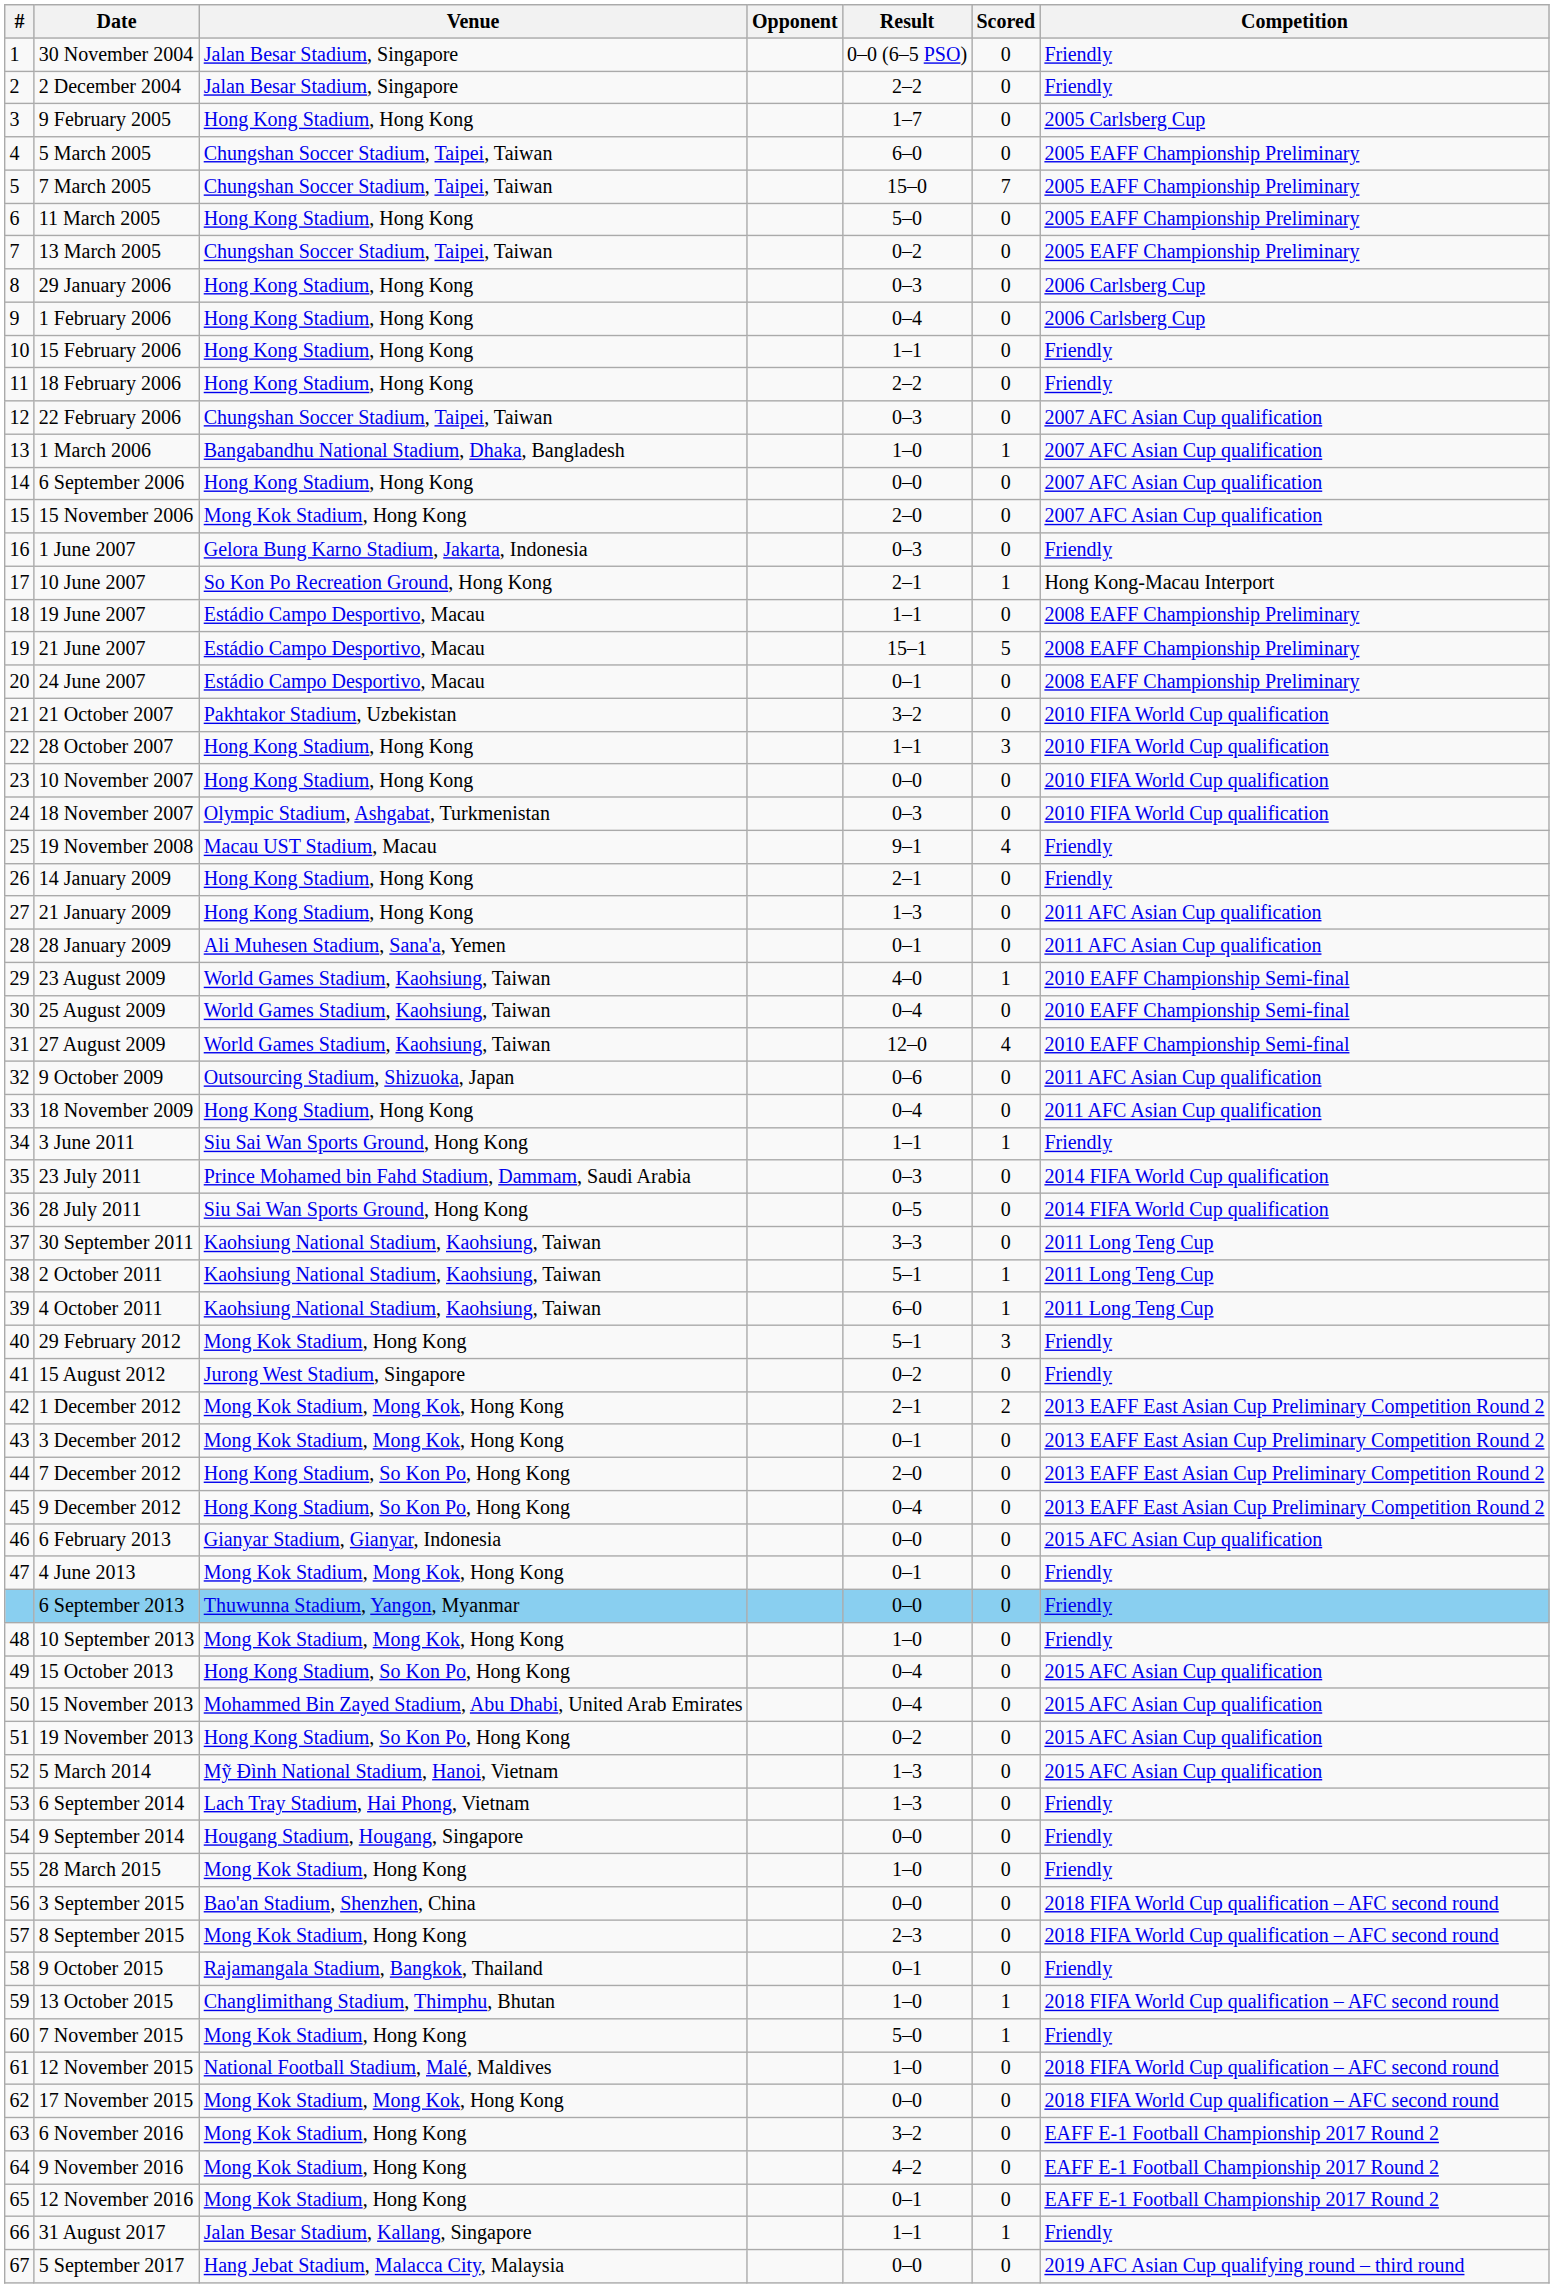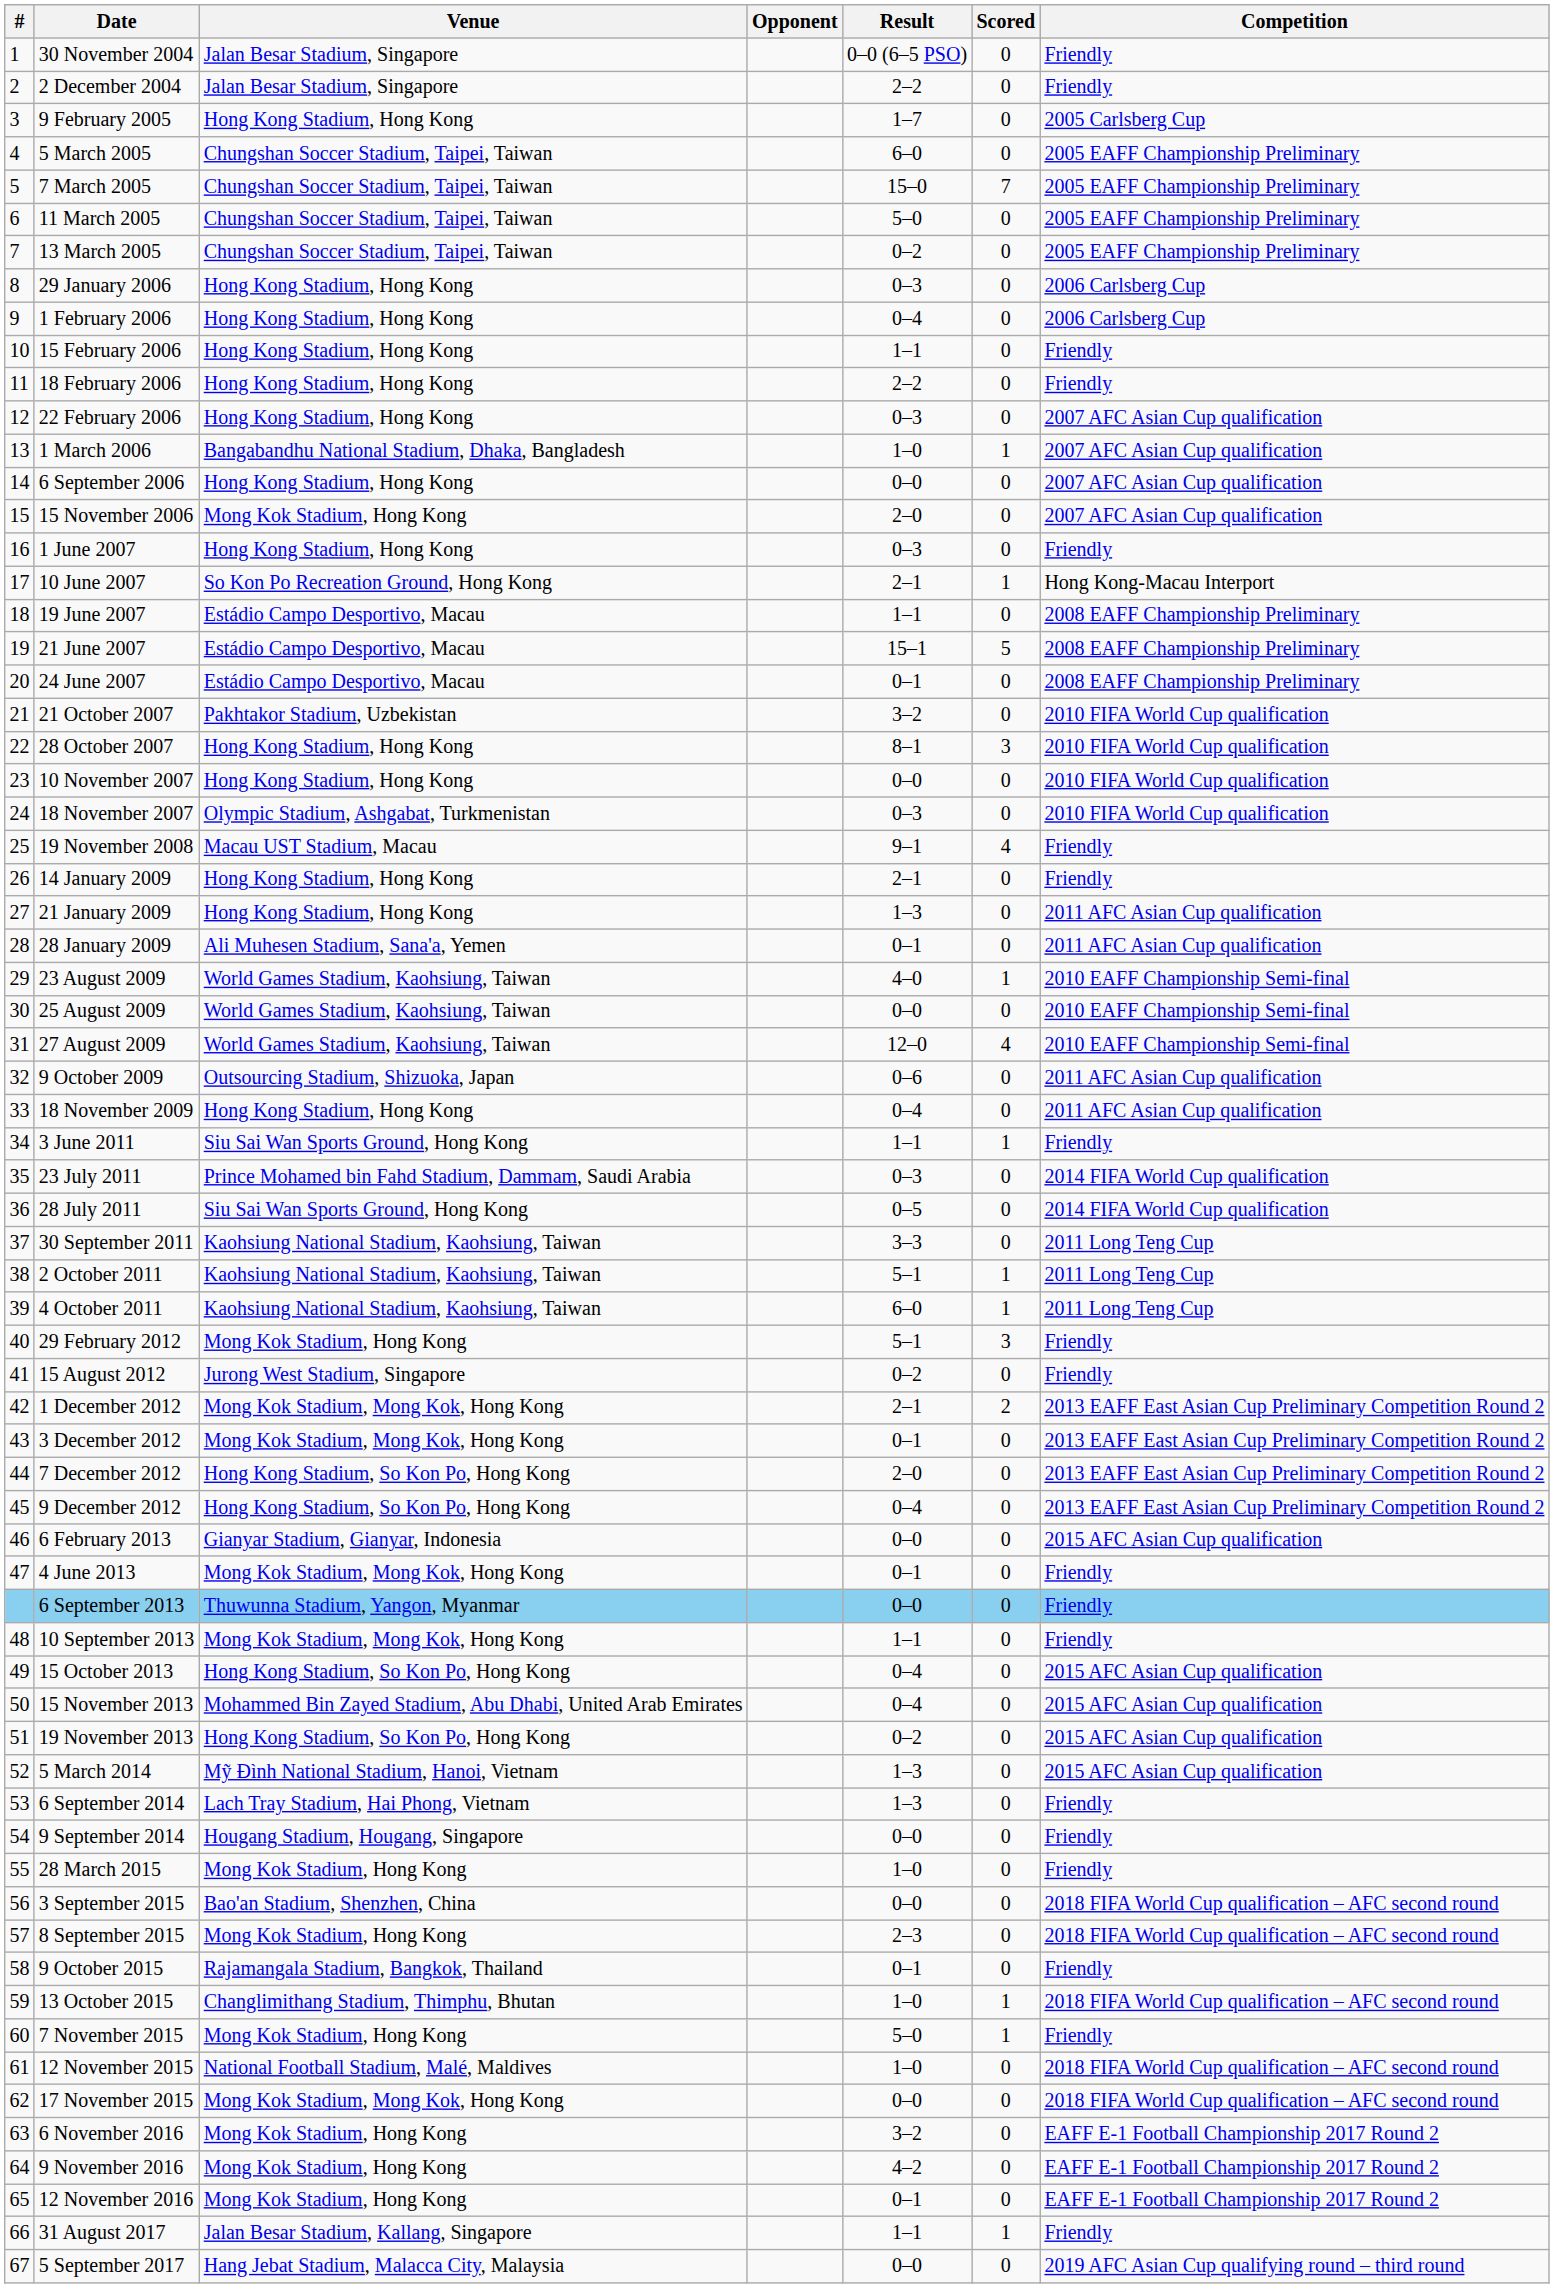(338, 219) Hong Kong Stadium, Hong Kong -> (378, 219) Chungshan Soccer Stadium, Taipei, Taiwan
(378, 417) Chungshan Soccer Stadium, Taipei, Taiwan -> (338, 417) Hong Kong Stadium, Hong Kong
(396, 549) Gelora Bung Karno Stadium, Jakarta, Indonesia -> (338, 549) Hong Kong Stadium, Hong Kong
(907, 747) 1–1 -> (907, 747) 8–1
(907, 1011) 0–4 -> (907, 1011) 0–0
(907, 1639) 1–0 -> (907, 1639) 1–1
